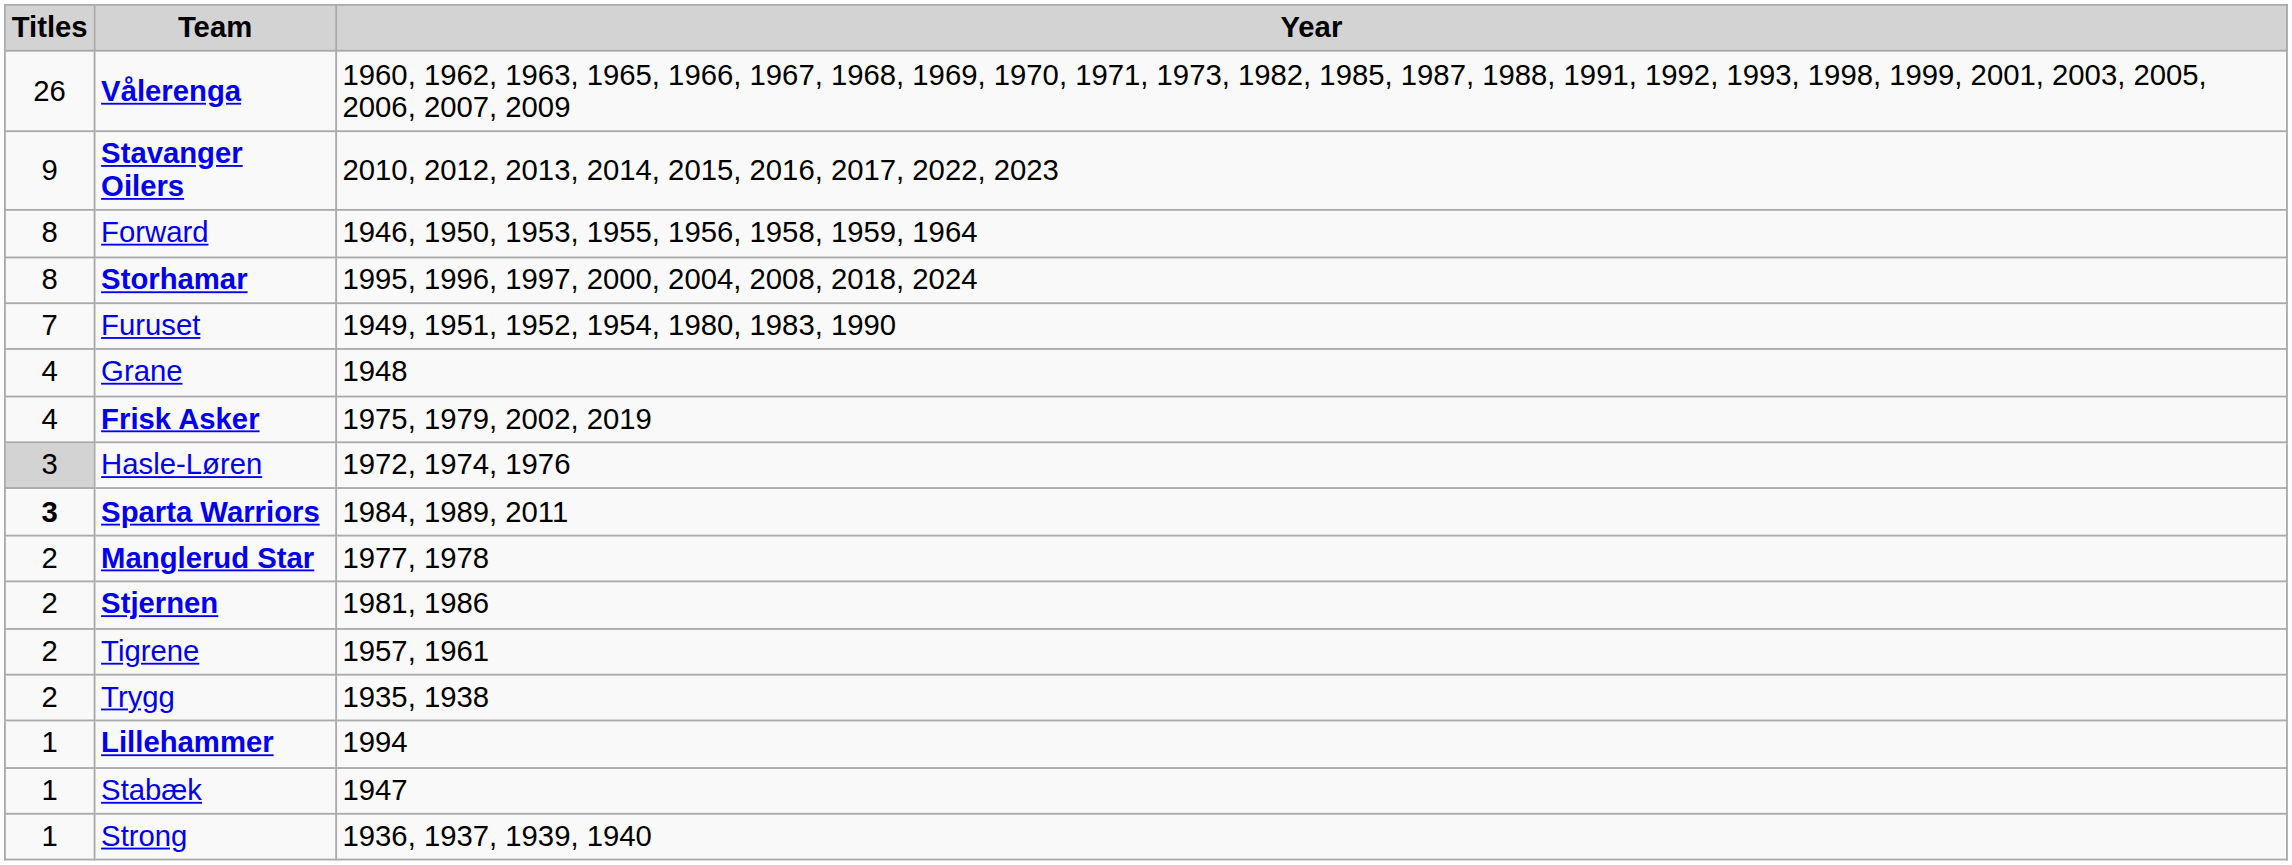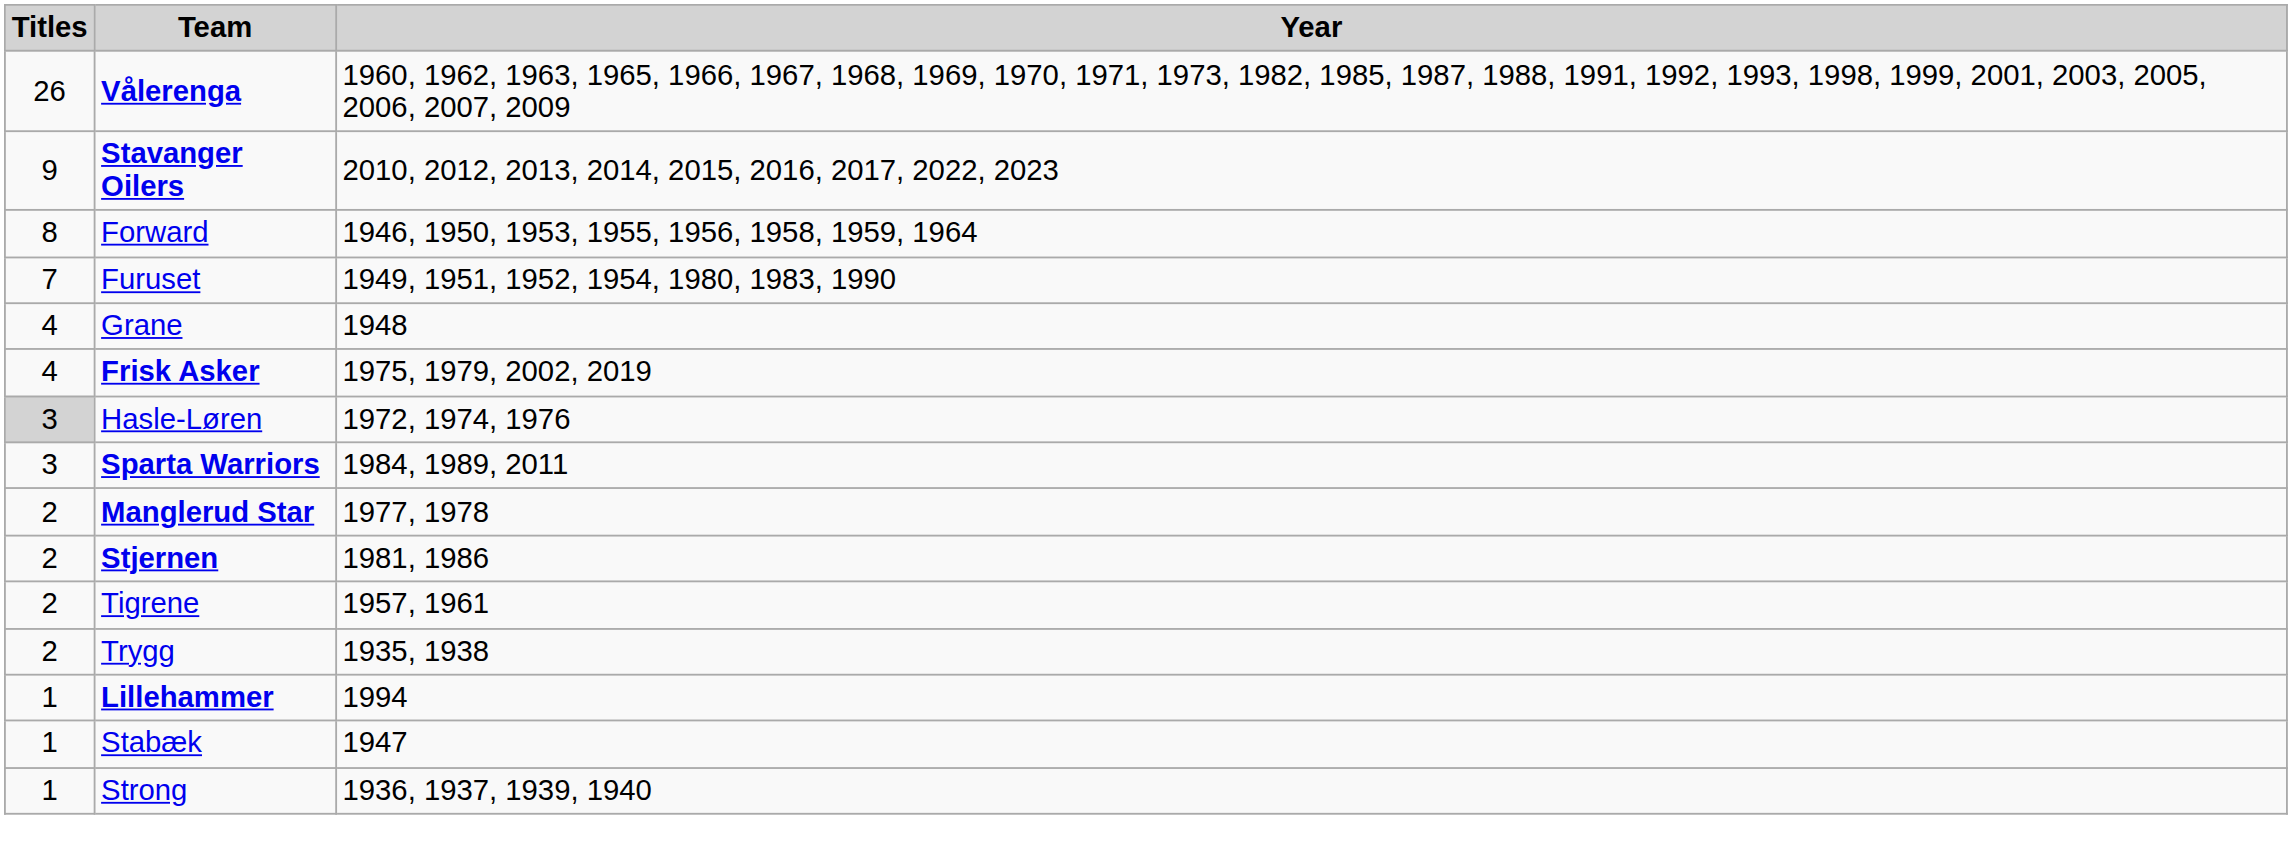- row: (174, 279)
(50, 511) bold -> (50, 465) normal
